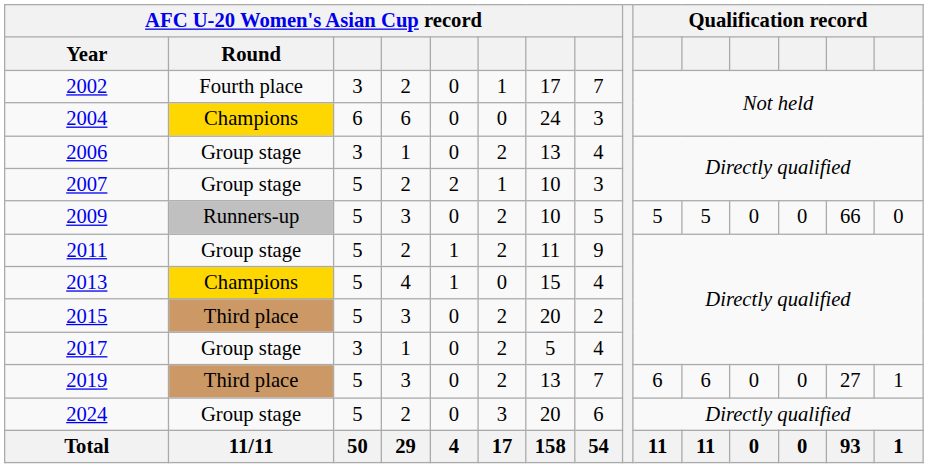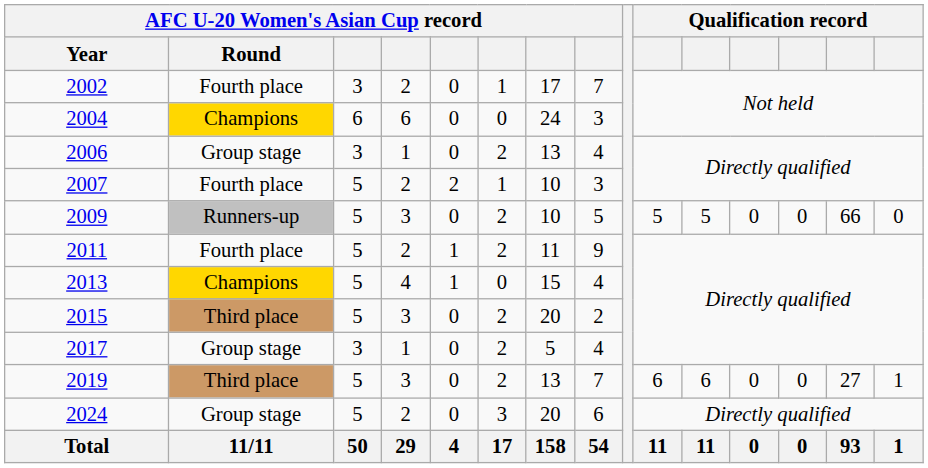(251, 184) Group stage -> (251, 184) Fourth place
(251, 250) Group stage -> (251, 250) Fourth place
